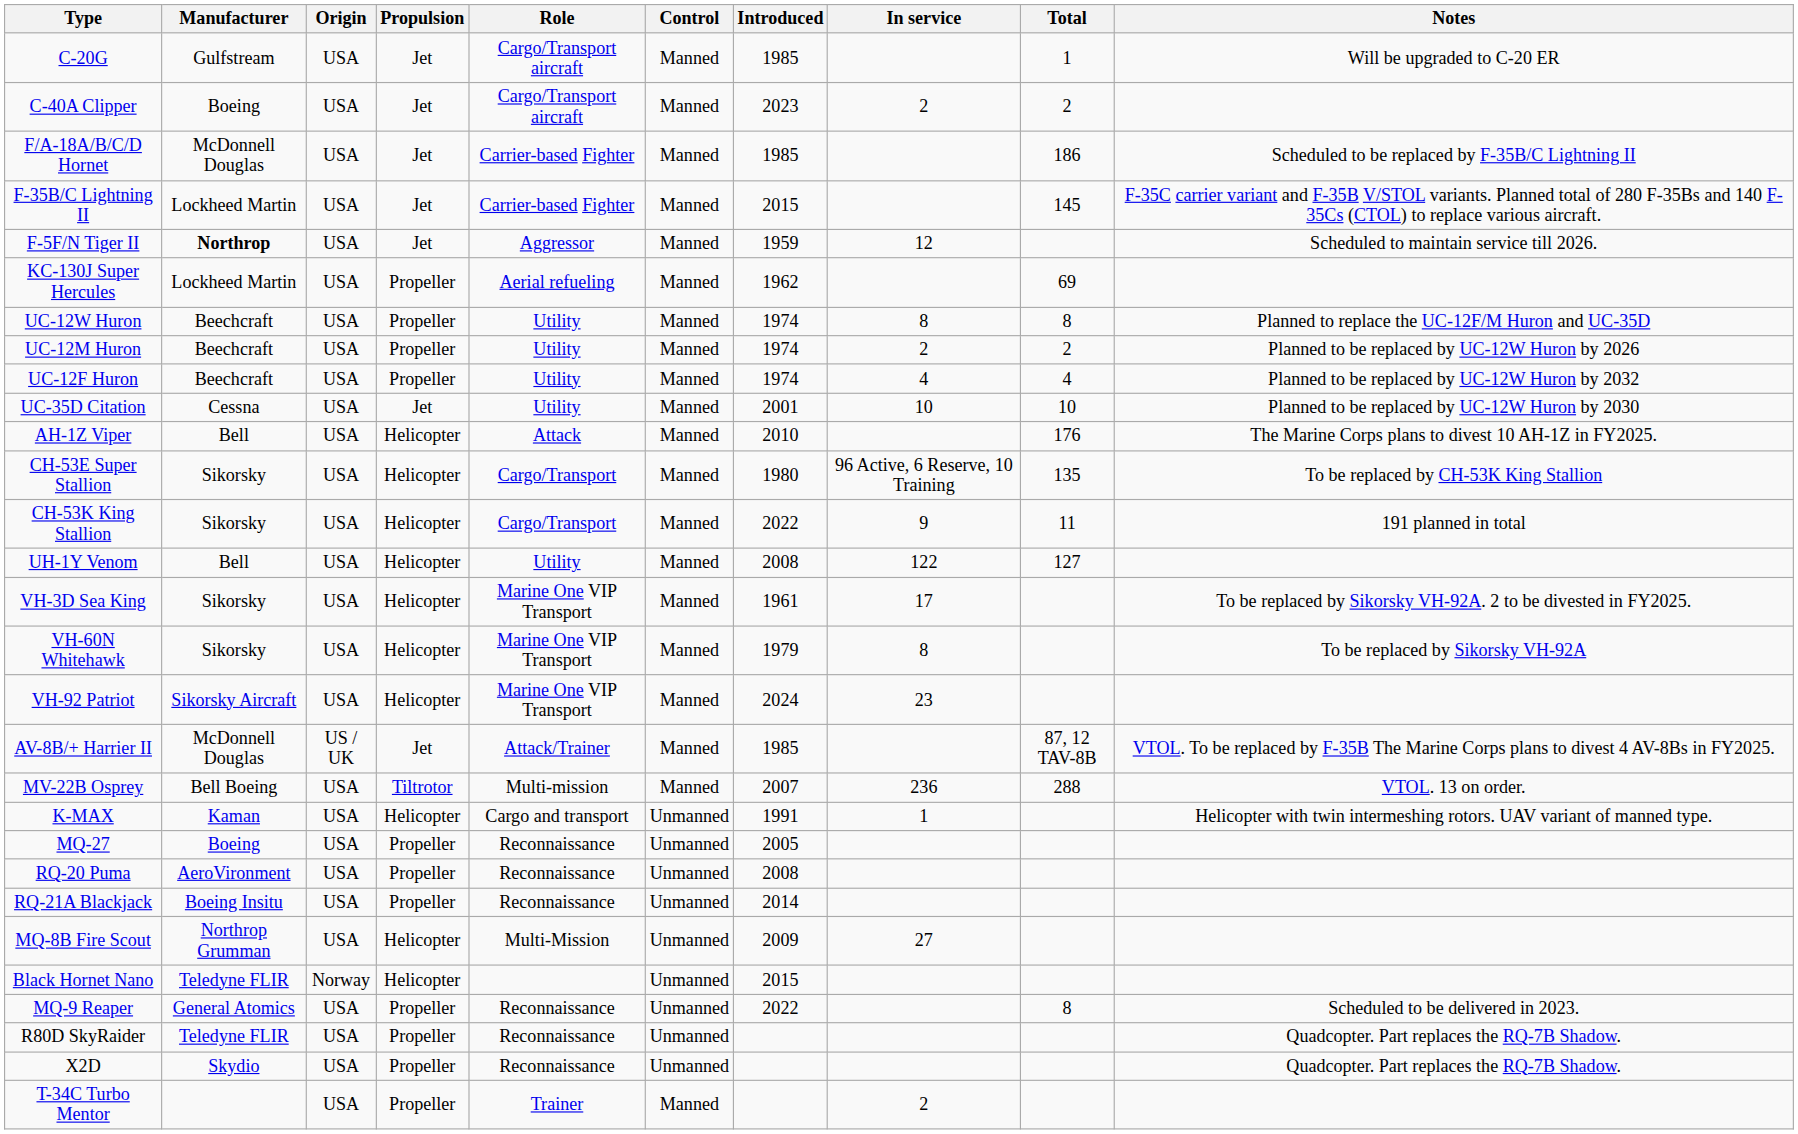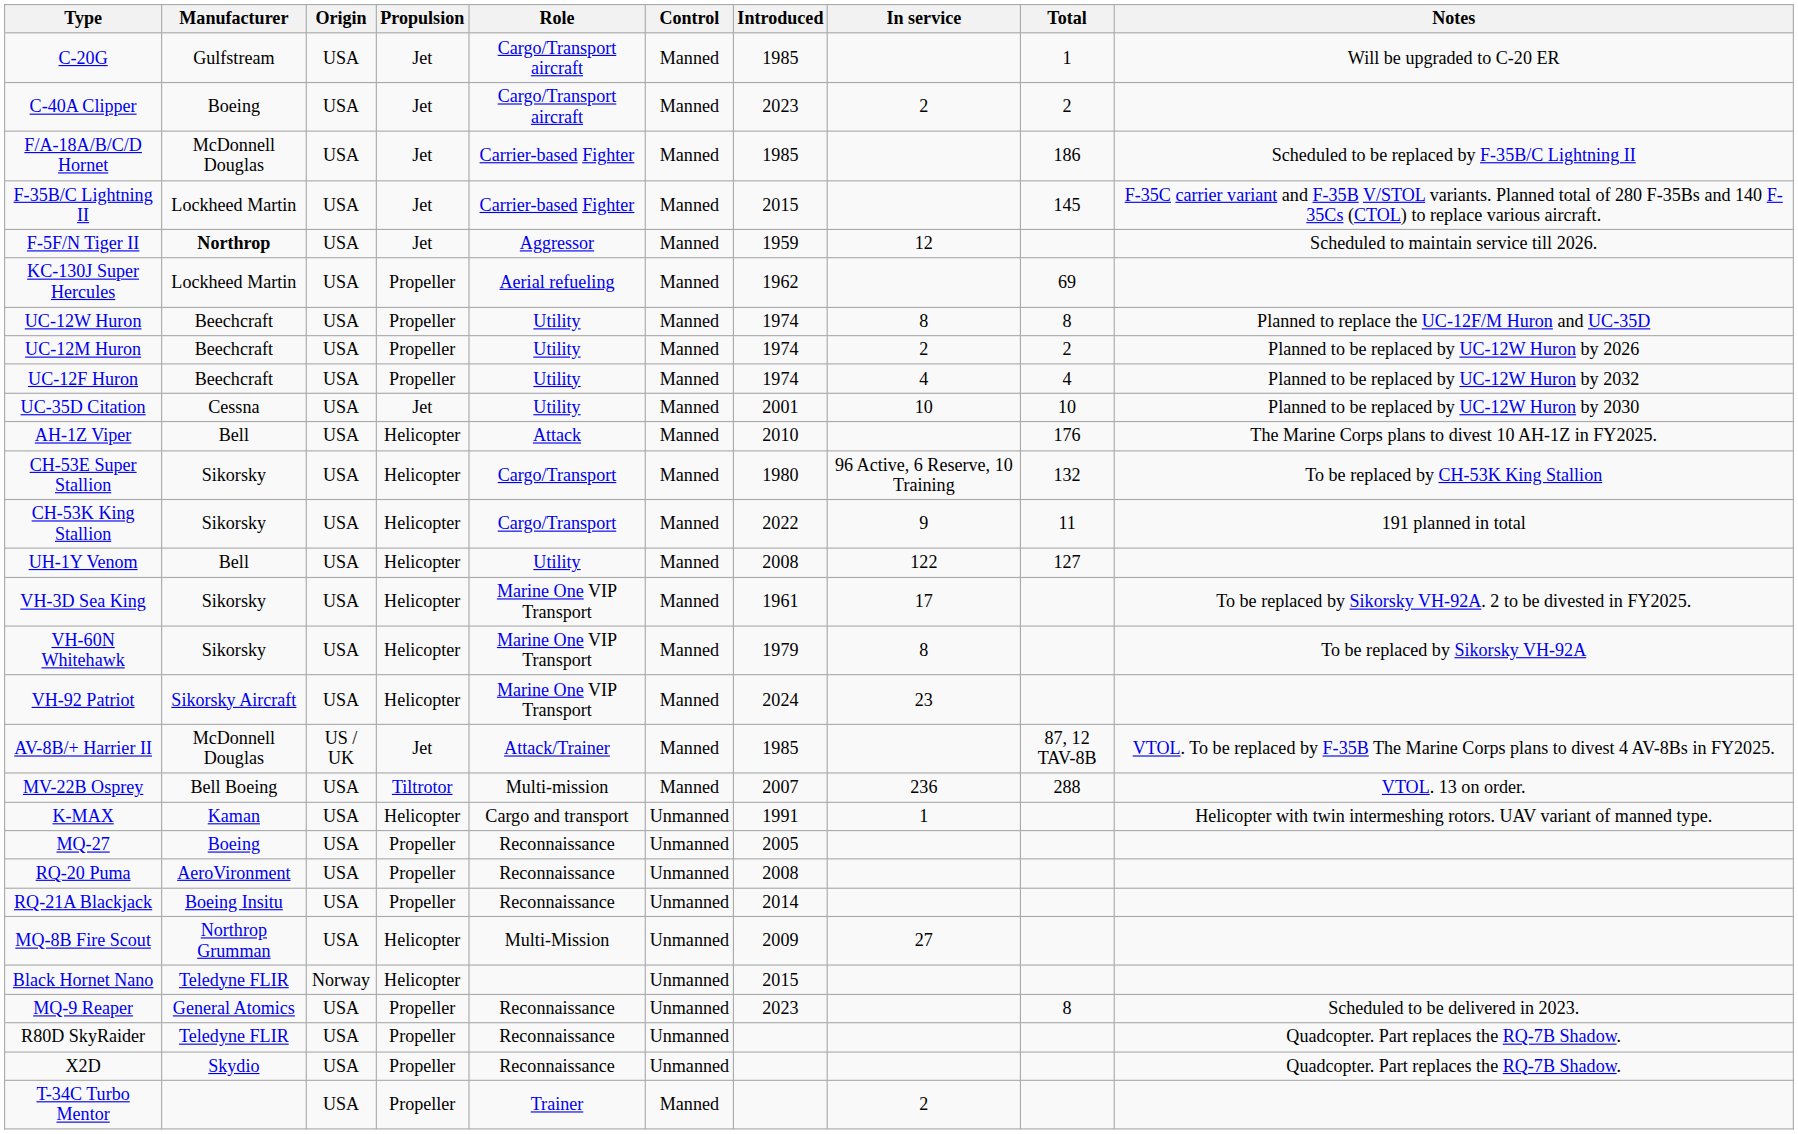(1067, 474) 135 -> (1067, 474) 132
(780, 1008) 2022 -> (780, 1008) 2023
